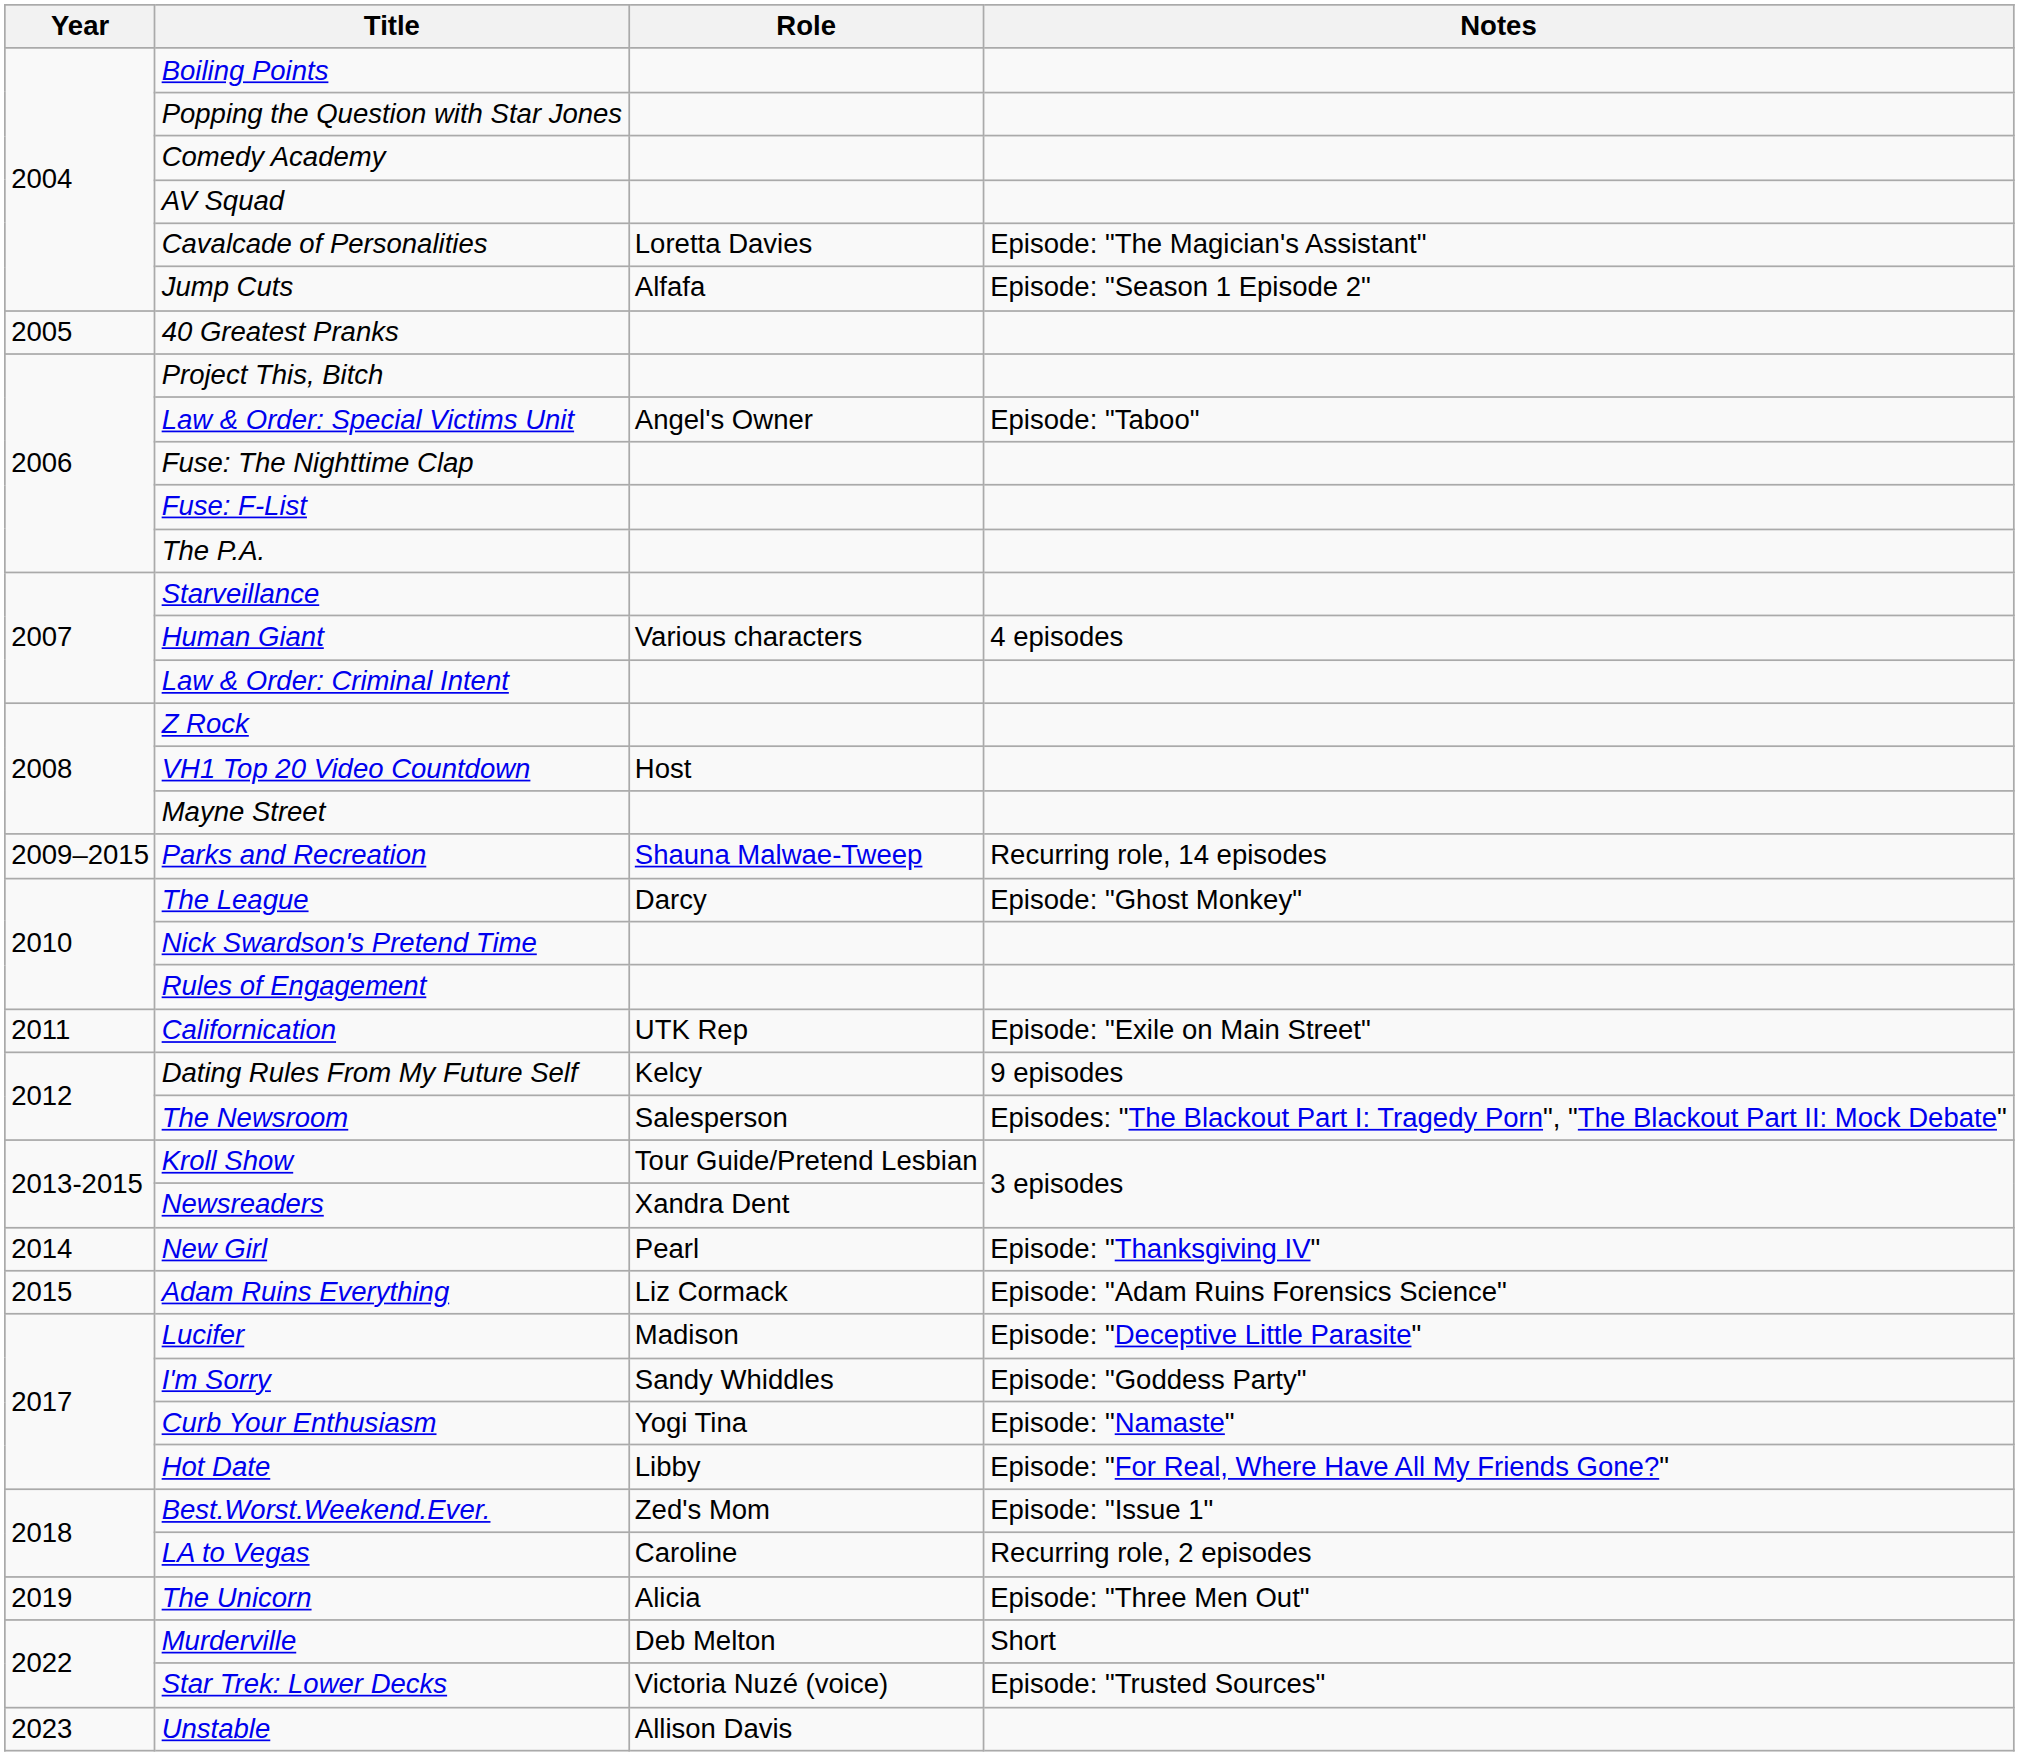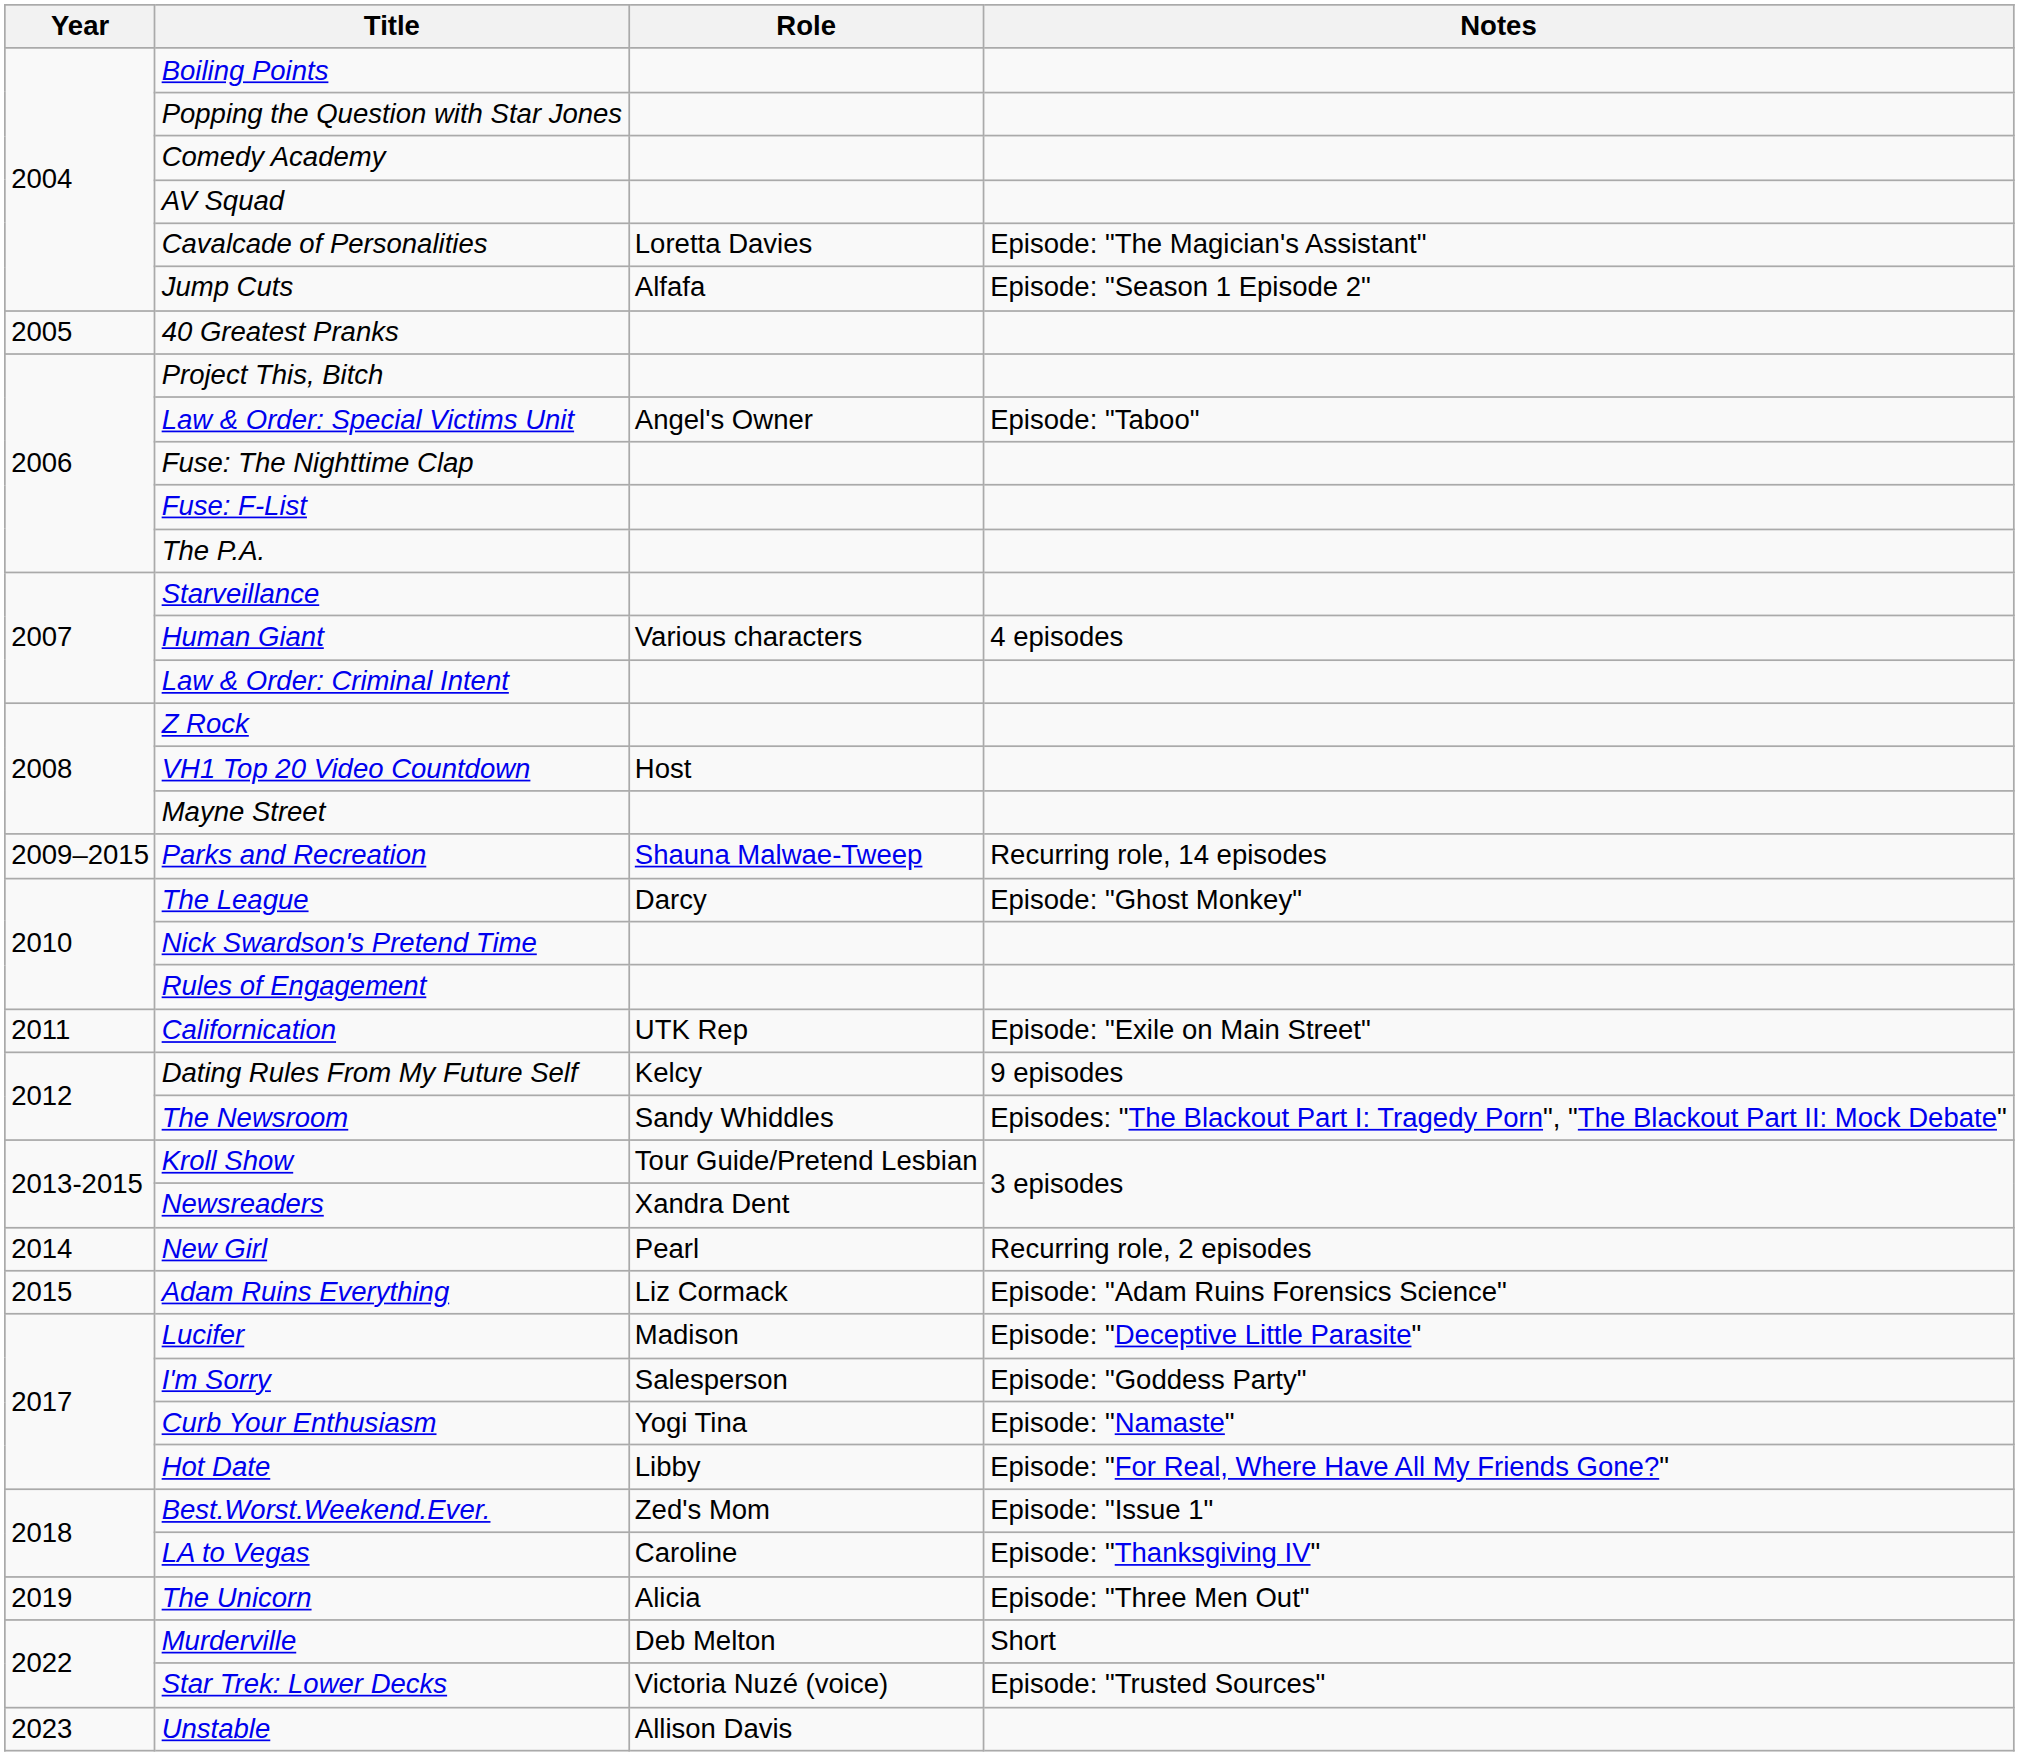(711, 1117) Salesperson -> (734, 1117) Sandy Whiddles
(1155, 1248) Episode: "Thanksgiving IV" -> (1151, 1248) Recurring role, 2 episodes
(734, 1379) Sandy Whiddles -> (711, 1379) Salesperson
(1151, 1553) Recurring role, 2 episodes -> (1155, 1553) Episode: "Thanksgiving IV"
